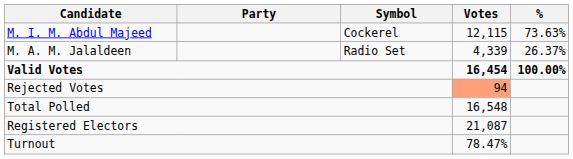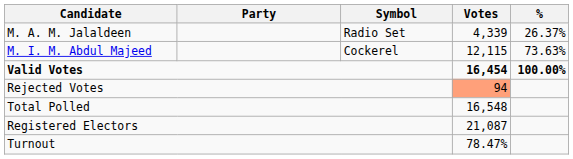rows swapped: (79, 32) <-> (69, 51)
